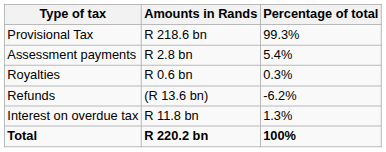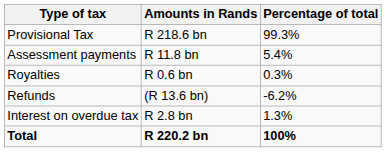(168, 55) R 2.8 bn -> (171, 55) R 11.8 bn
(171, 116) R 11.8 bn -> (168, 116) R 2.8 bn
